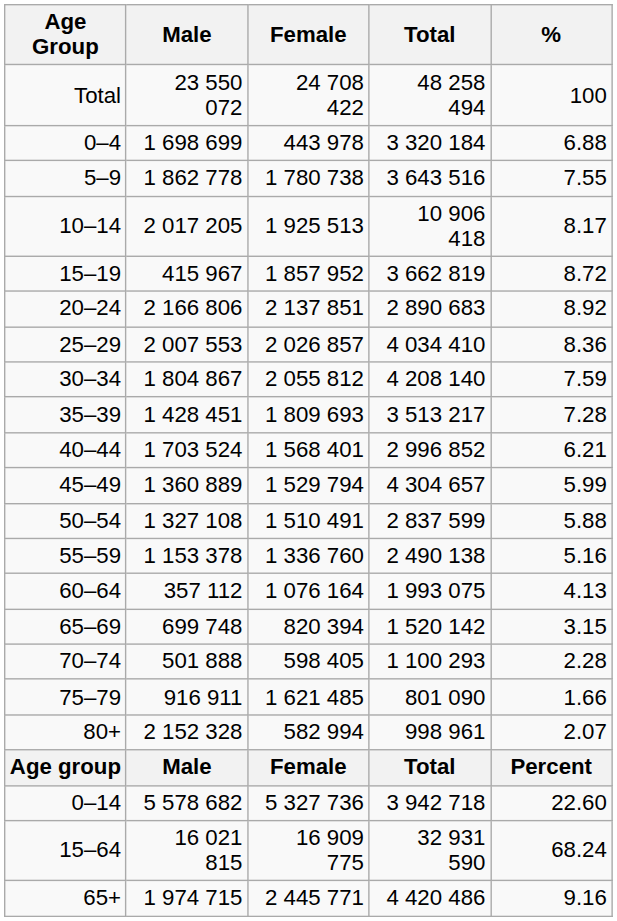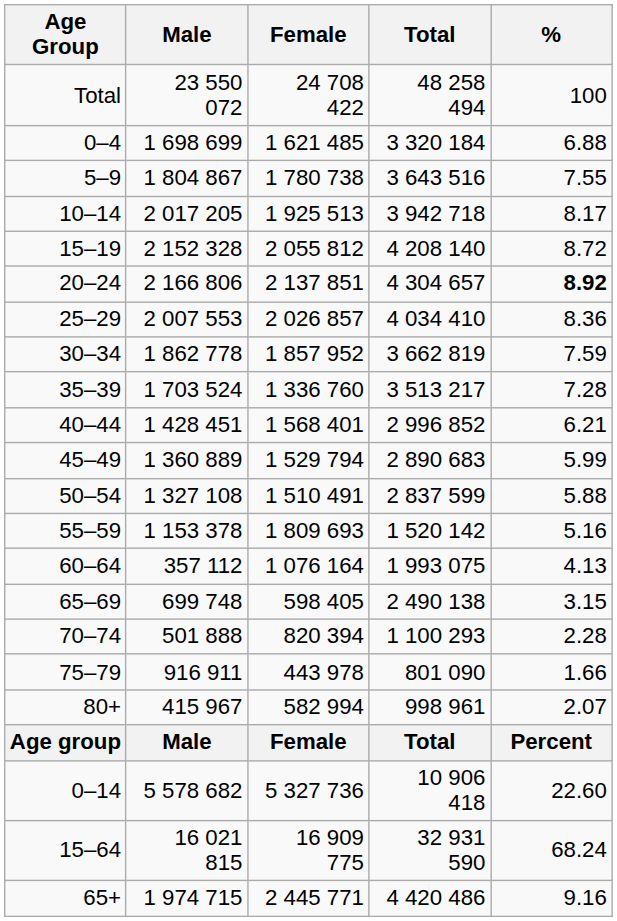(324, 142) 443 978 -> (314, 142) 1 621 485
(193, 177) 1 862 778 -> (193, 177) 1 804 867
(451, 225) 10 906 418 -> (436, 213) 3 942 718
(202, 273) 415 967 -> (193, 248) 2 152 328
(314, 273) 1 857 952 -> (314, 248) 2 055 812
(436, 273) 3 662 819 -> (436, 248) 4 208 140
(436, 308) 2 890 683 -> (436, 283) 4 304 657
(585, 308) normal -> (585, 283) bold
(193, 379) 1 804 867 -> (193, 354) 1 862 778
(314, 379) 2 055 812 -> (314, 354) 1 857 952
(436, 379) 4 208 140 -> (436, 354) 3 662 819
(193, 414) 1 428 451 -> (193, 389) 1 703 524
(314, 414) 1 809 693 -> (314, 389) 1 336 760
(193, 449) 1 703 524 -> (193, 424) 1 428 451
(436, 485) 4 304 657 -> (436, 460) 2 890 683
(314, 555) 1 336 760 -> (314, 530) 1 809 693
(436, 555) 2 490 138 -> (436, 530) 1 520 142
(324, 626) 820 394 -> (324, 601) 598 405
(436, 626) 1 520 142 -> (436, 601) 2 490 138
(324, 661) 598 405 -> (324, 636) 820 394
(314, 696) 1 621 485 -> (324, 671) 443 978
(193, 732) 2 152 328 -> (202, 707) 415 967
(436, 802) 3 942 718 -> (451, 790) 10 906 418
